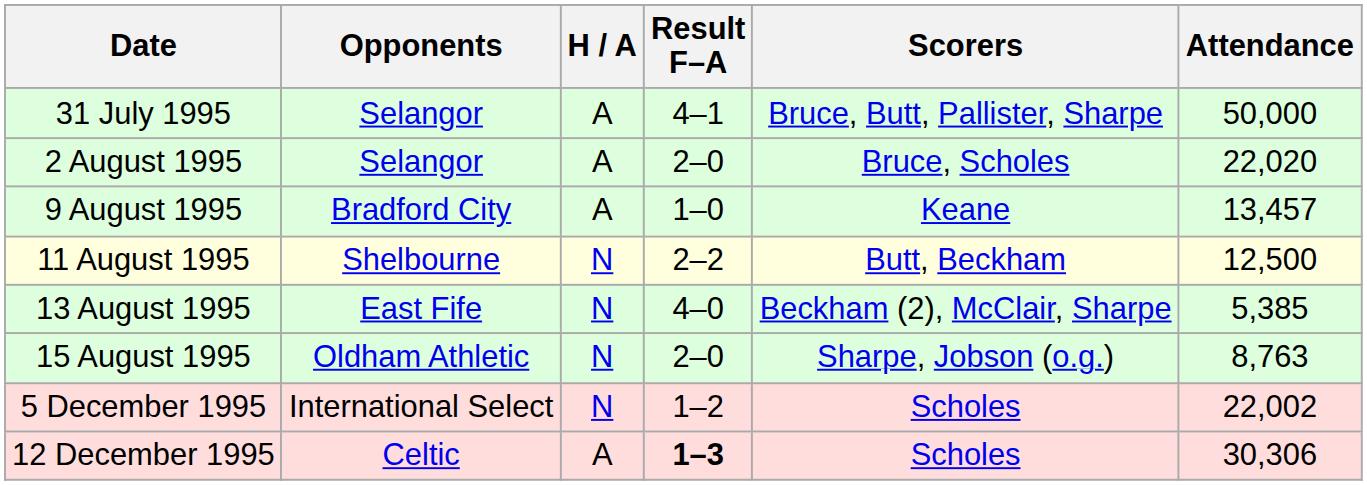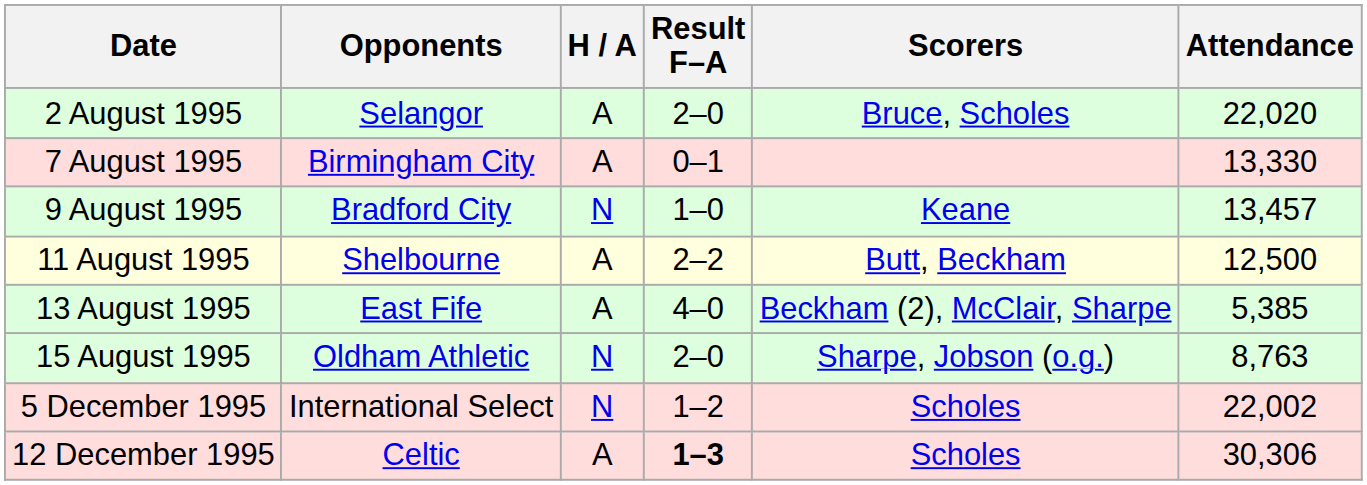- row: (143, 112)
+ row: (143, 161)
(602, 210) A -> (602, 210) N
(602, 259) N -> (602, 259) A
(602, 308) N -> (602, 308) A
